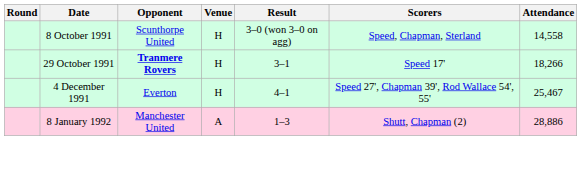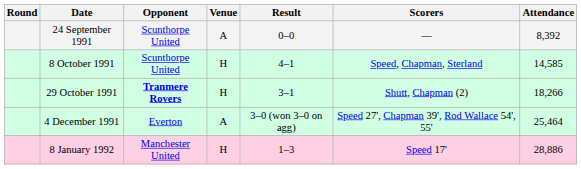+ row: (82, 35)
(282, 35) 3–0 (won 3–0 on agg) -> (286, 64) 4–1
(548, 35) 14,558 -> (548, 64) 14,585
(425, 64) Speed 17' -> (426, 92) Shutt, Chapman (2)
(218, 92) H -> (223, 121) A
(282, 92) 4–1 -> (286, 121) 3–0 (won 3–0 on agg)
(548, 92) 25,467 -> (548, 121) 25,464
(218, 121) A -> (223, 150) H
(425, 121) Shutt, Chapman (2) -> (426, 150) Speed 17'
